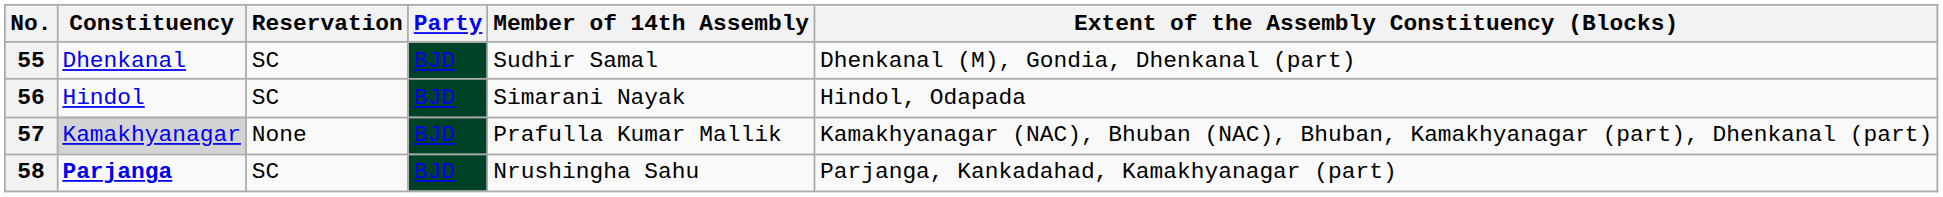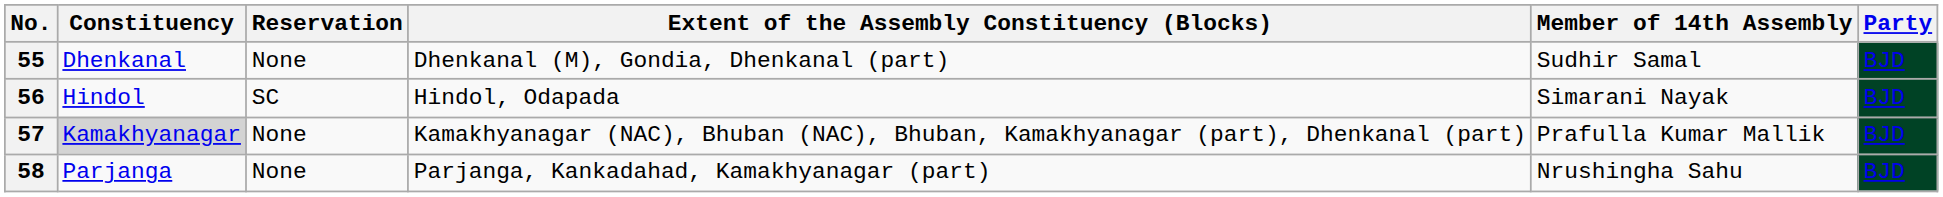columns swapped: (1376, 24) <-> (448, 24)
(266, 61) SC -> (279, 61) None
(117, 173) bold -> (117, 173) normal
(266, 173) SC -> (279, 173) None
